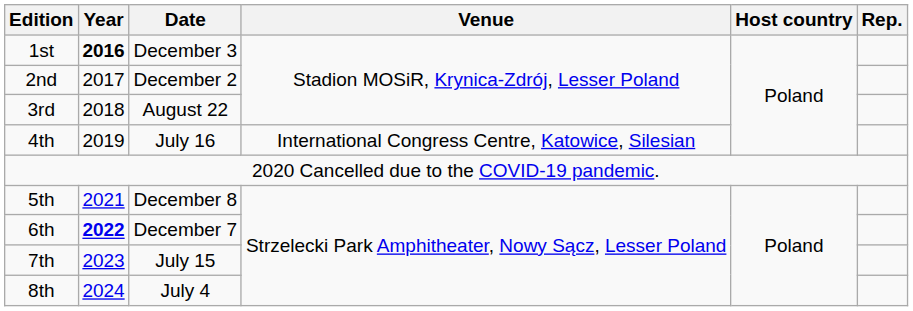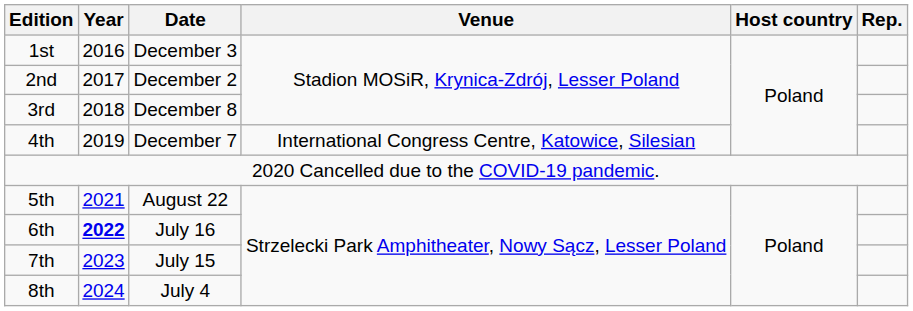(104, 50) bold -> (104, 50) normal
(185, 110) August 22 -> (185, 110) December 8
(185, 140) July 16 -> (185, 140) December 7
(185, 200) December 8 -> (185, 200) August 22
(185, 230) December 7 -> (185, 230) July 16
